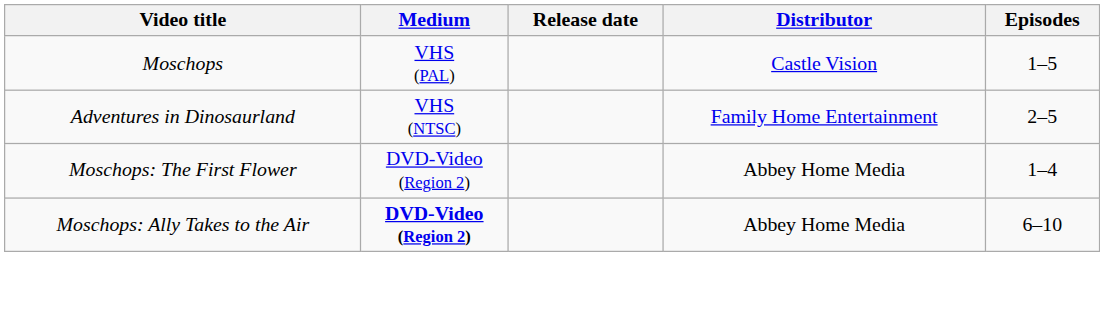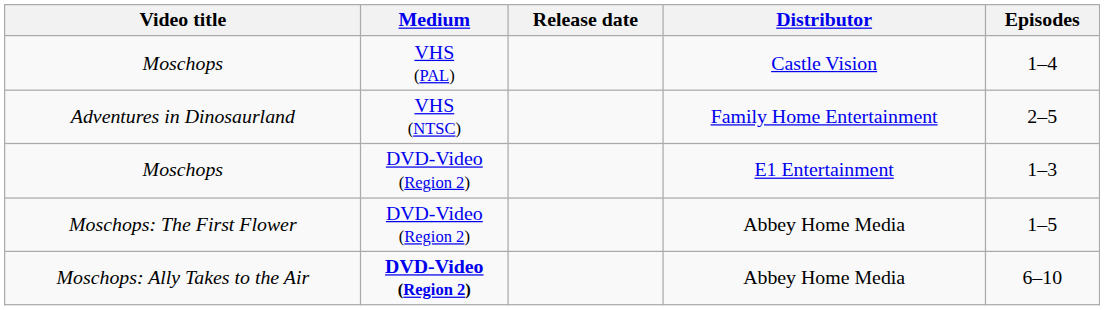(1042, 62) 1–5 -> (1042, 62) 1–4
+ row: (183, 170)
(1042, 170) 1–4 -> (1042, 224) 1–5
